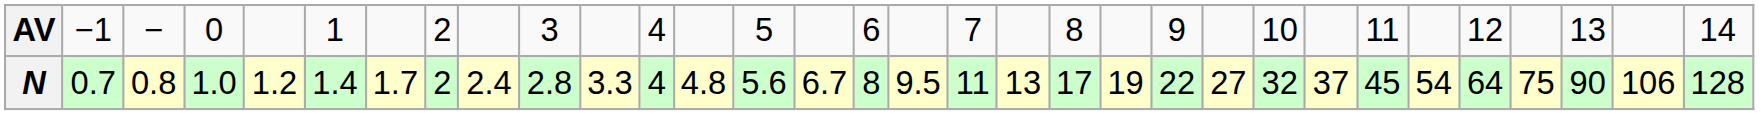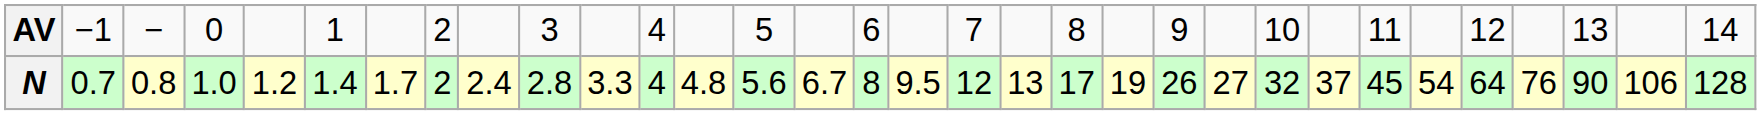(973, 82) 11 -> (974, 82) 12
(1177, 82) 22 -> (1179, 82) 26
(1536, 82) 75 -> (1539, 82) 76
